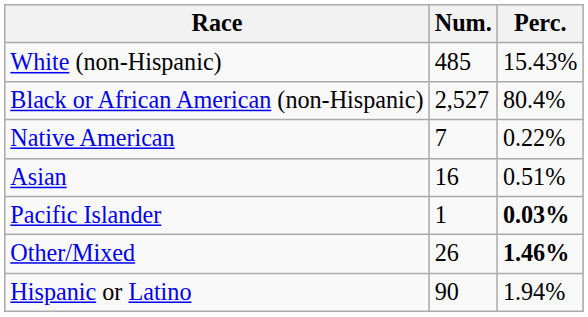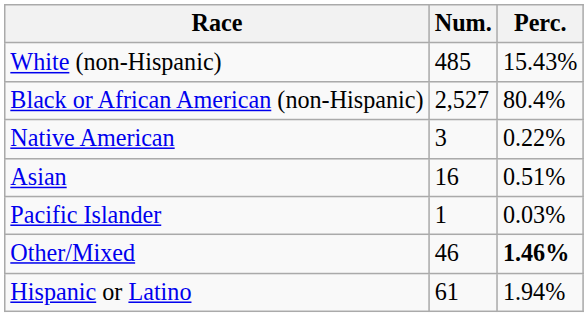(441, 138) 7 -> (441, 138) 3
(536, 215) bold -> (534, 215) normal
(447, 253) 26 -> (447, 253) 46
(447, 291) 90 -> (447, 291) 61
